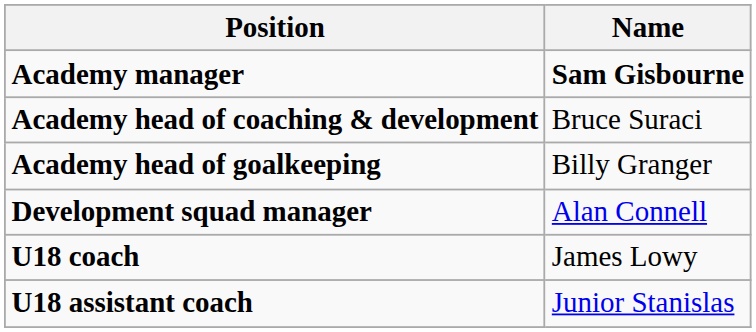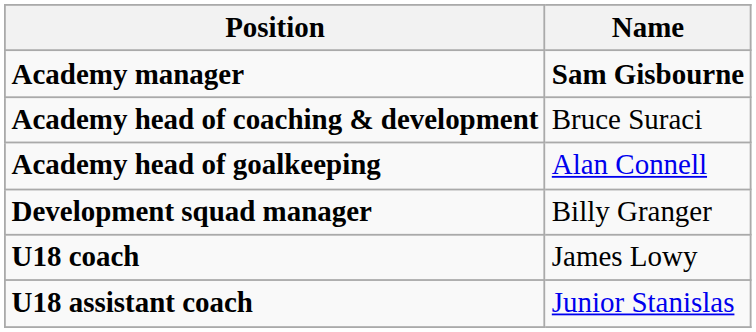(632, 165) Billy Granger -> (629, 165) Alan Connell
(629, 211) Alan Connell -> (632, 211) Billy Granger
